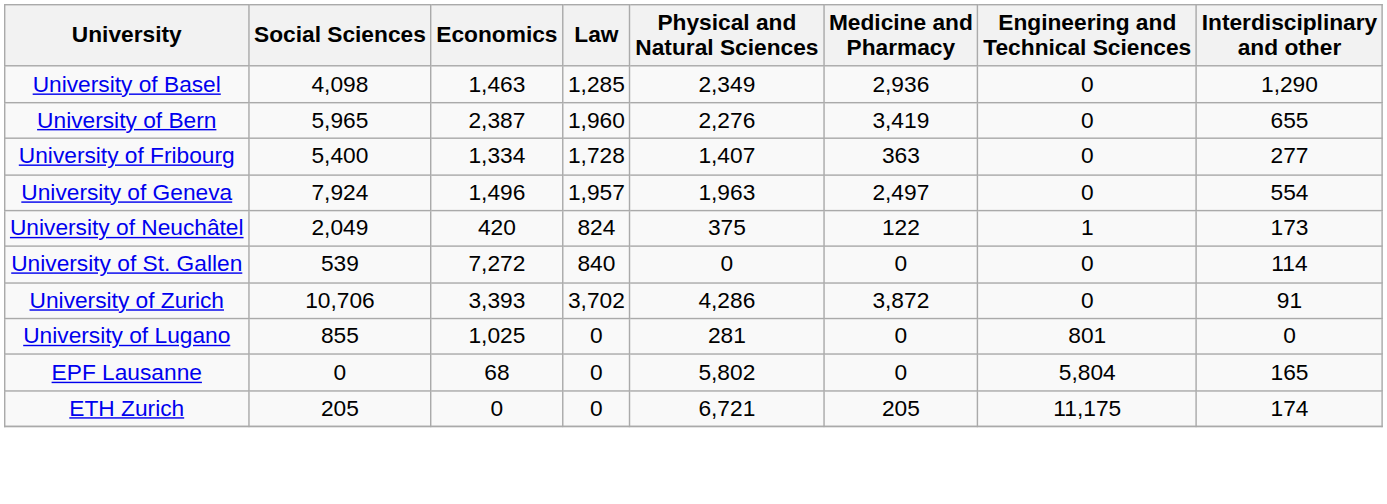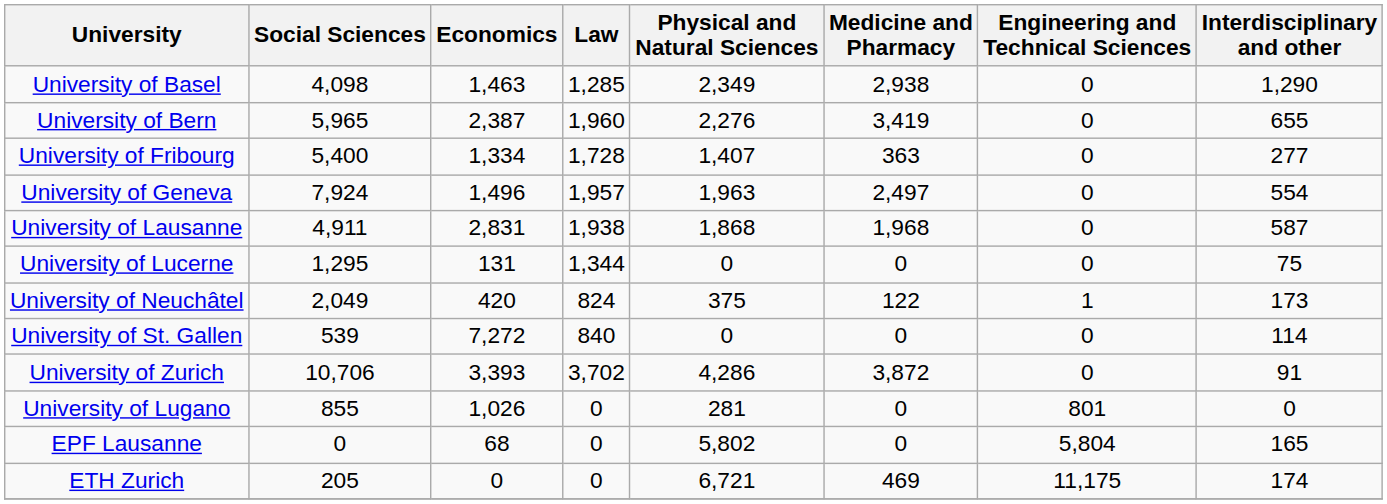(901, 84) 2,936 -> (901, 84) 2,938
+ row: (127, 228)
+ row: (127, 264)
(497, 336) 1,025 -> (497, 408) 1,026
(901, 408) 205 -> (901, 480) 469
